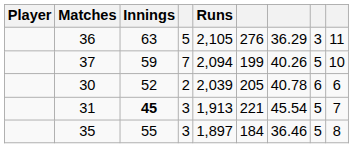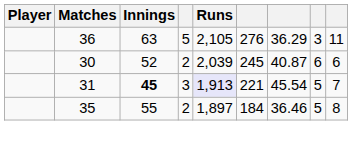- row: (87, 62)
(252, 85) 205 -> (252, 62) 245
(289, 85) 40.78 -> (289, 62) 40.87
(215, 108) no background -> (215, 85) lavender background
(186, 131) 3 -> (186, 108) 2
